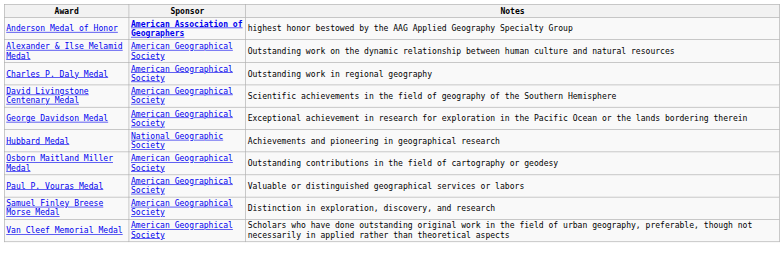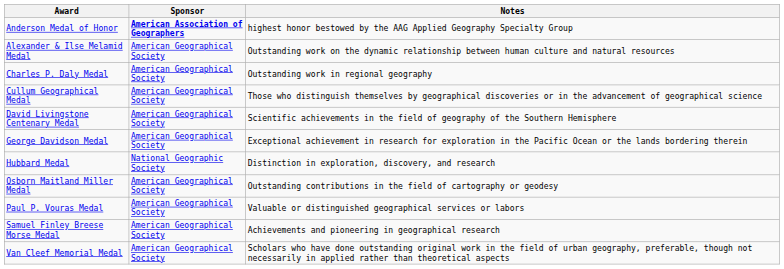+ row: (52, 96)
(374, 141) Achievements and pioneering in geographical research -> (371, 163) Distinction in exploration, discovery, and research
(371, 208) Distinction in exploration, discovery, and research -> (374, 231) Achievements and pioneering in geographical research
